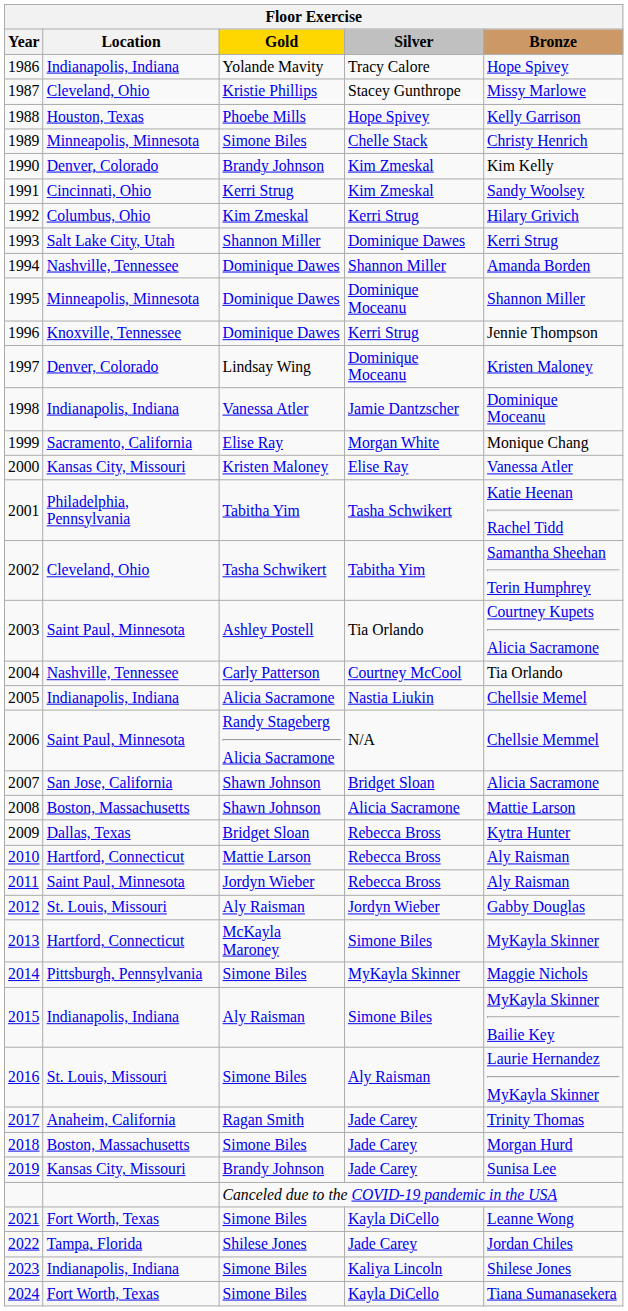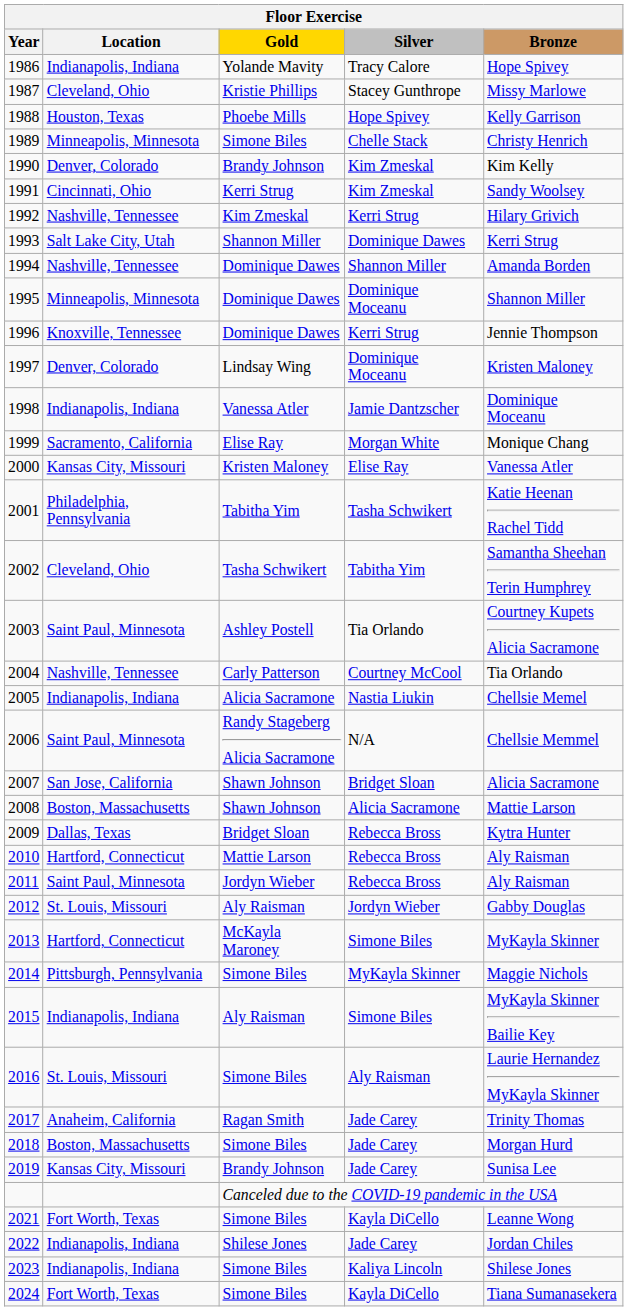(99, 215) Columbus, Ohio -> (113, 215) Nashville, Tennessee
(94, 1244) Tampa, Florida -> (113, 1244) Indianapolis, Indiana
